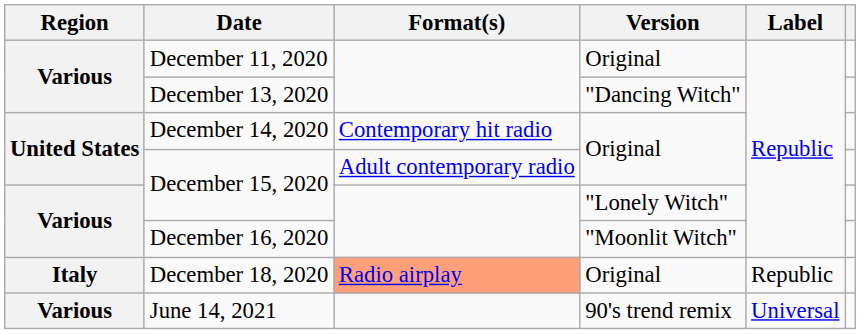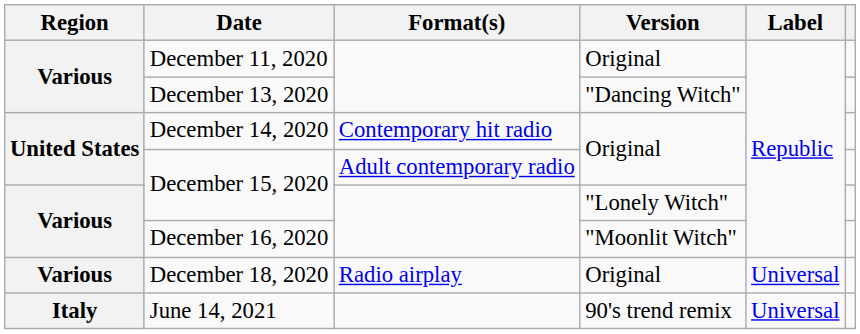(75, 274) Italy -> (75, 274) Various
(400, 274) lightsalmon background -> (400, 274) no background
(792, 274) Republic -> (795, 274) Universal
(75, 310) Various -> (75, 310) Italy
